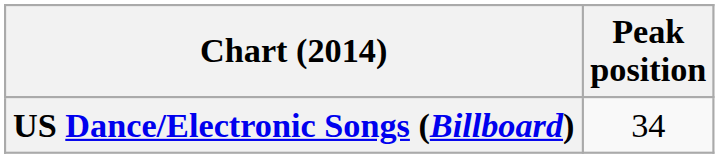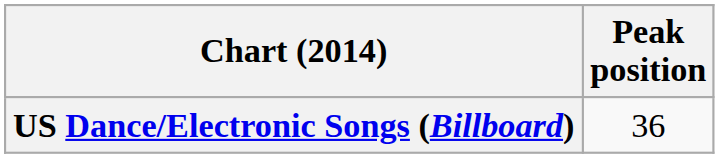(648, 124) 34 -> (648, 124) 36
